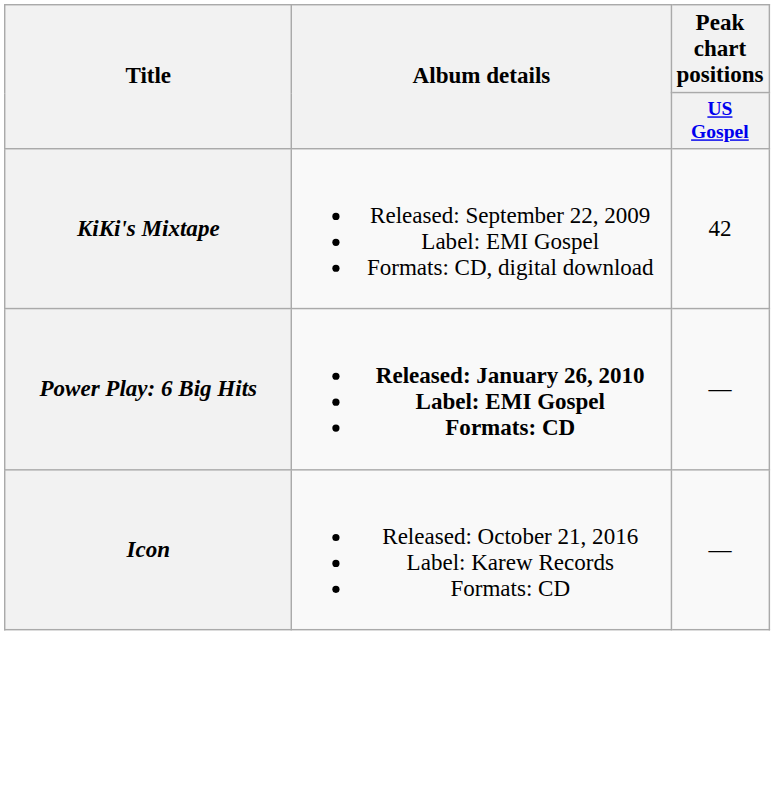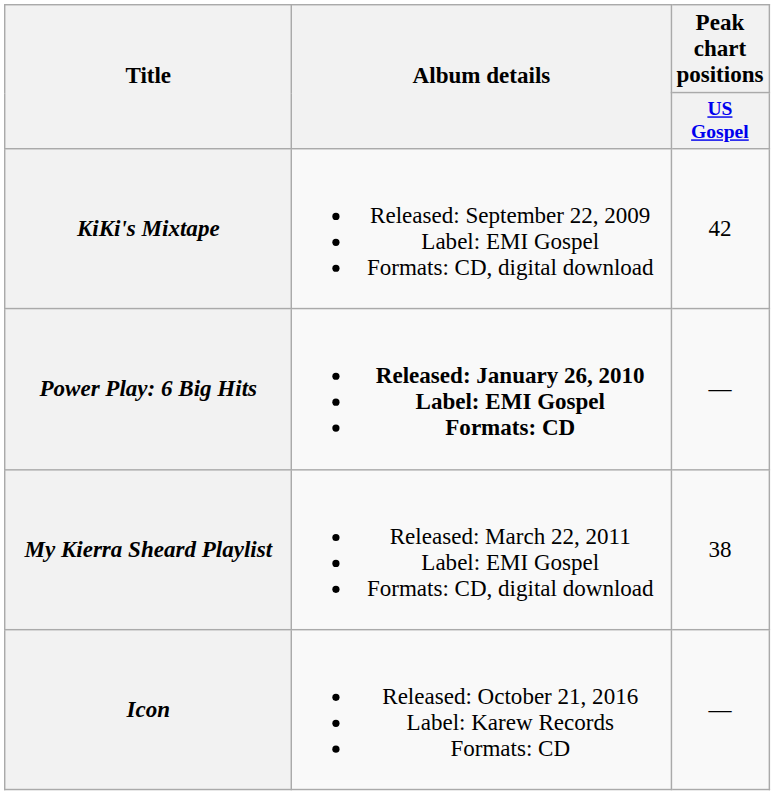+ row: (148, 549)
